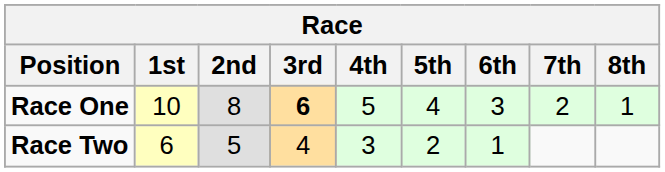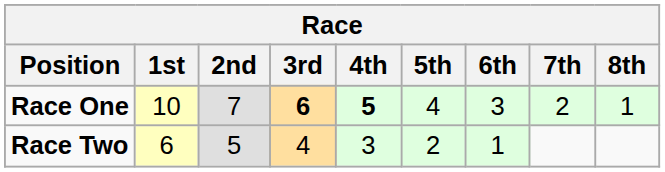(234, 105) 8 -> (234, 105) 7
(368, 105) normal -> (368, 105) bold
